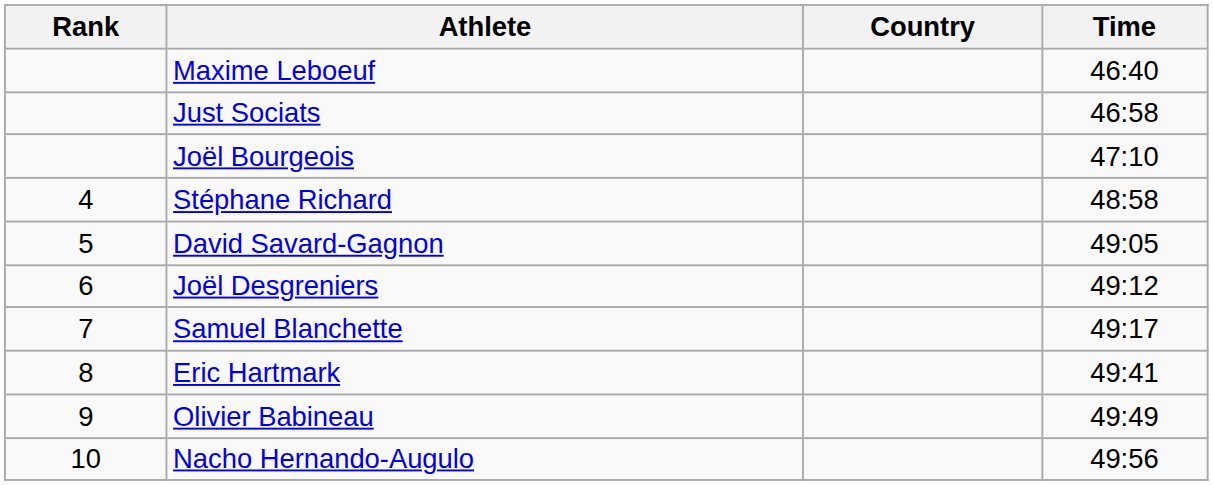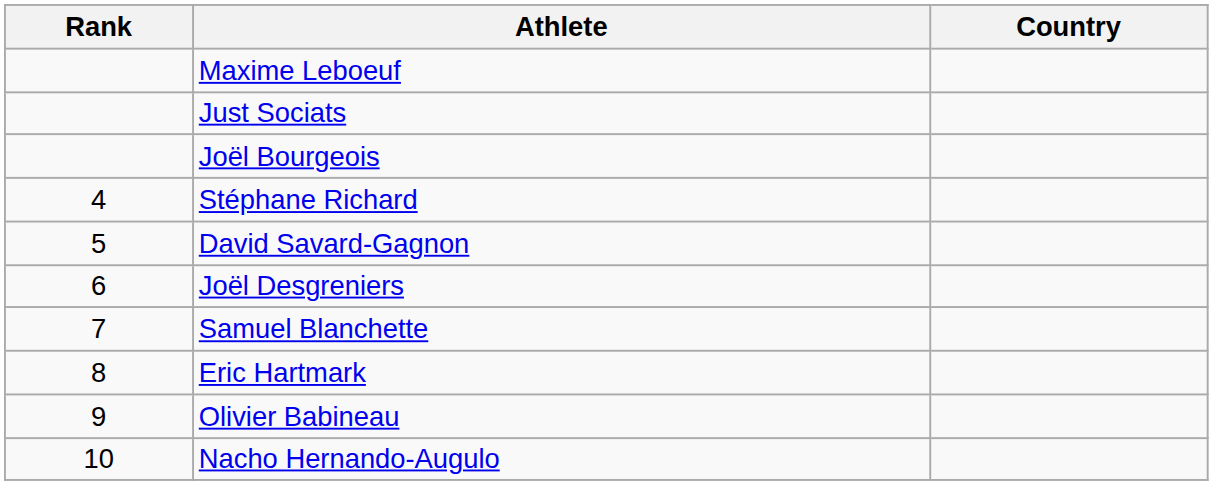- column: (1124, 27)
